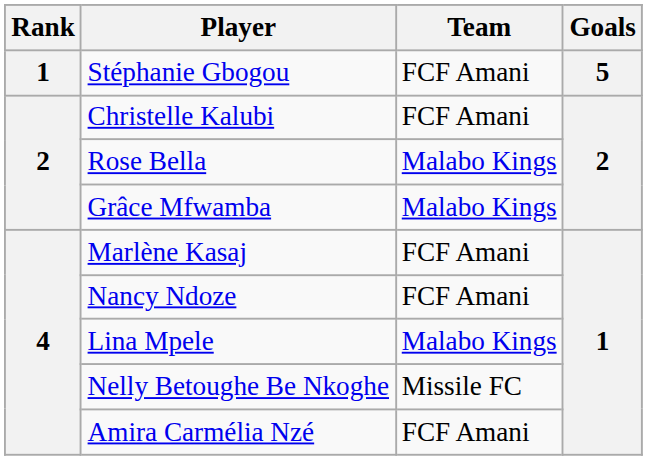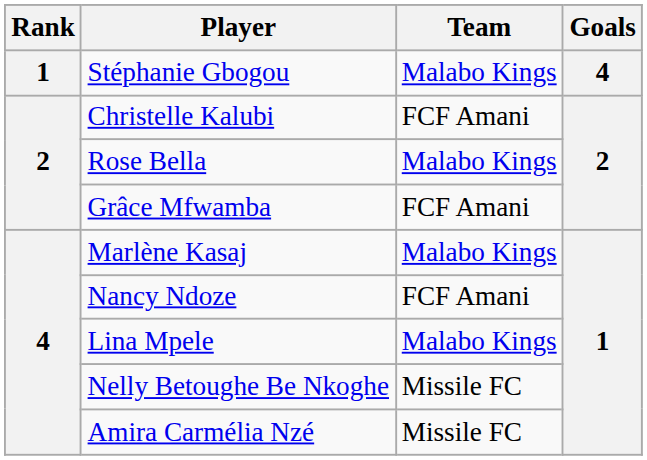(466, 72) FCF Amani -> (479, 72) Malabo Kings
(603, 72) 5 -> (603, 72) 4
(479, 206) Malabo Kings -> (466, 206) FCF Amani
(466, 251) FCF Amani -> (479, 251) Malabo Kings
(466, 431) FCF Amani -> (462, 431) Missile FC
